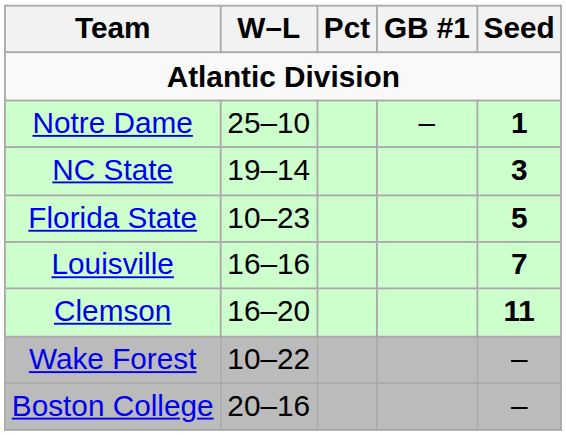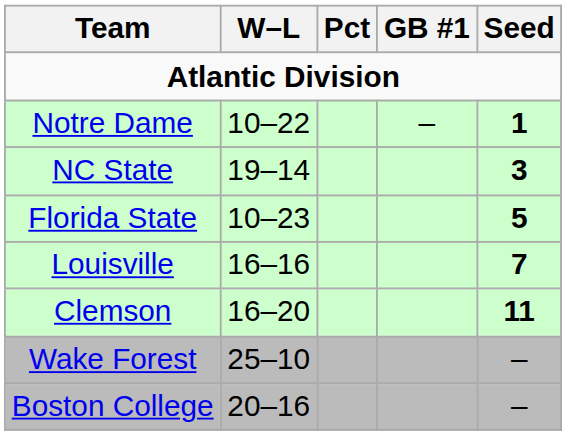(269, 123) 25–10 -> (269, 123) 10–22
(269, 359) 10–22 -> (269, 359) 25–10
